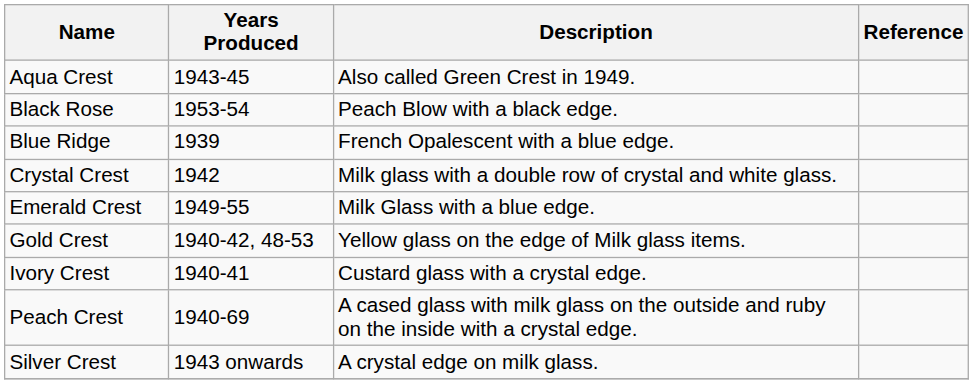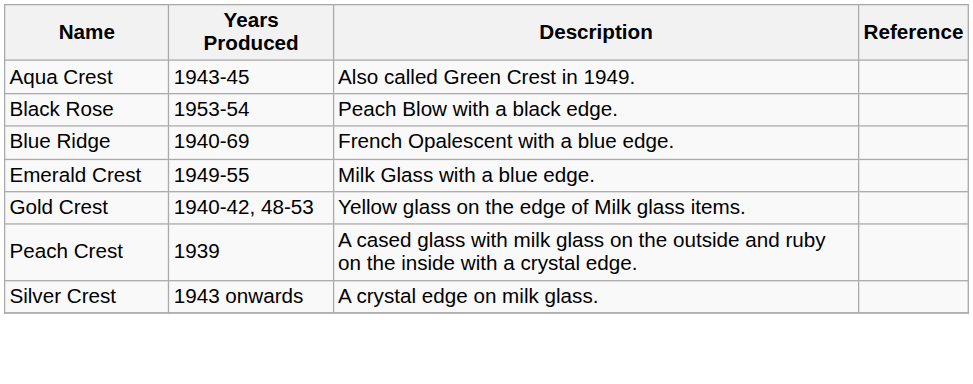(197, 142) 1939 -> (212, 142) 1940-69
- row: (69, 175)
- row: (59, 273)
(212, 317) 1940-69 -> (197, 252) 1939
